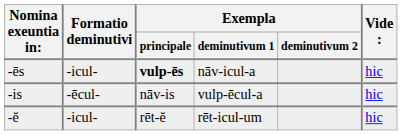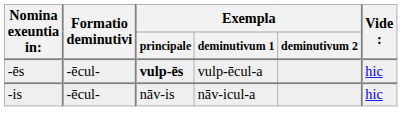(82, 71) -icul- -> (83, 71) -ēcul-
(227, 71) nāv-icul-a -> (230, 71) vulp-ēcul-a
(230, 94) vulp-ēcul-a -> (227, 94) nāv-icul-a
- row: (13, 118)
